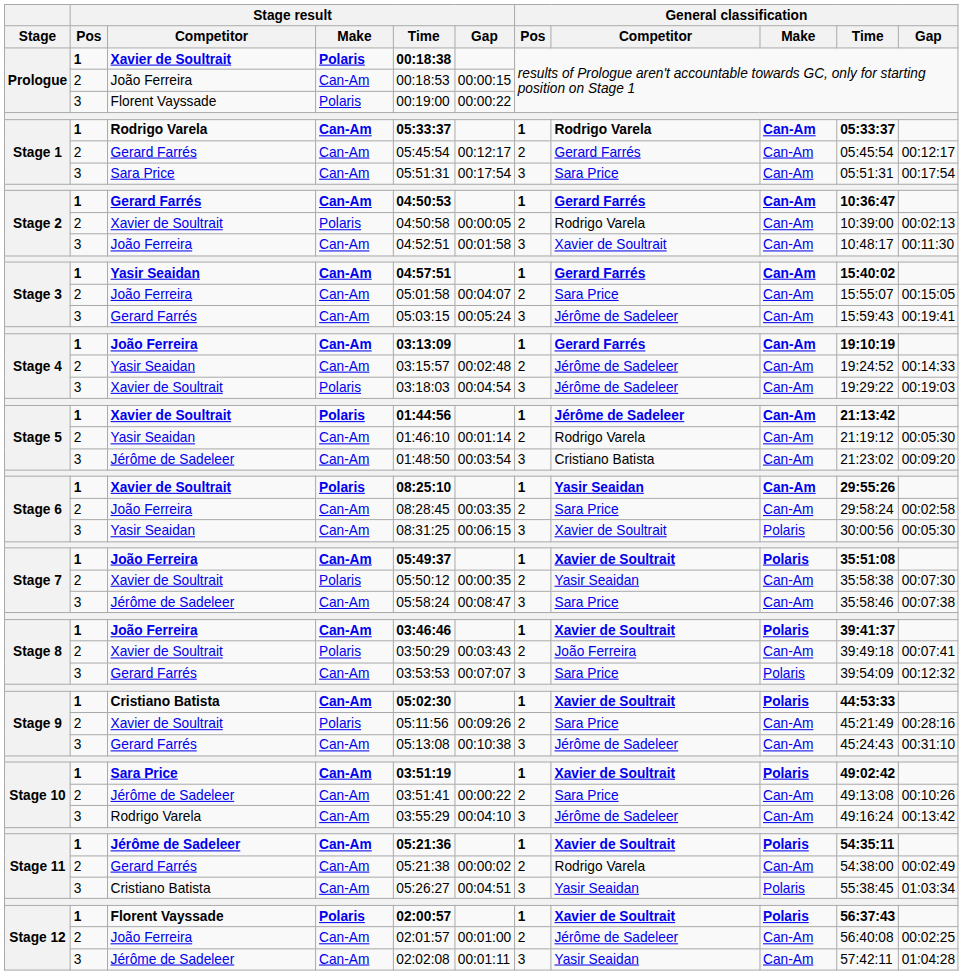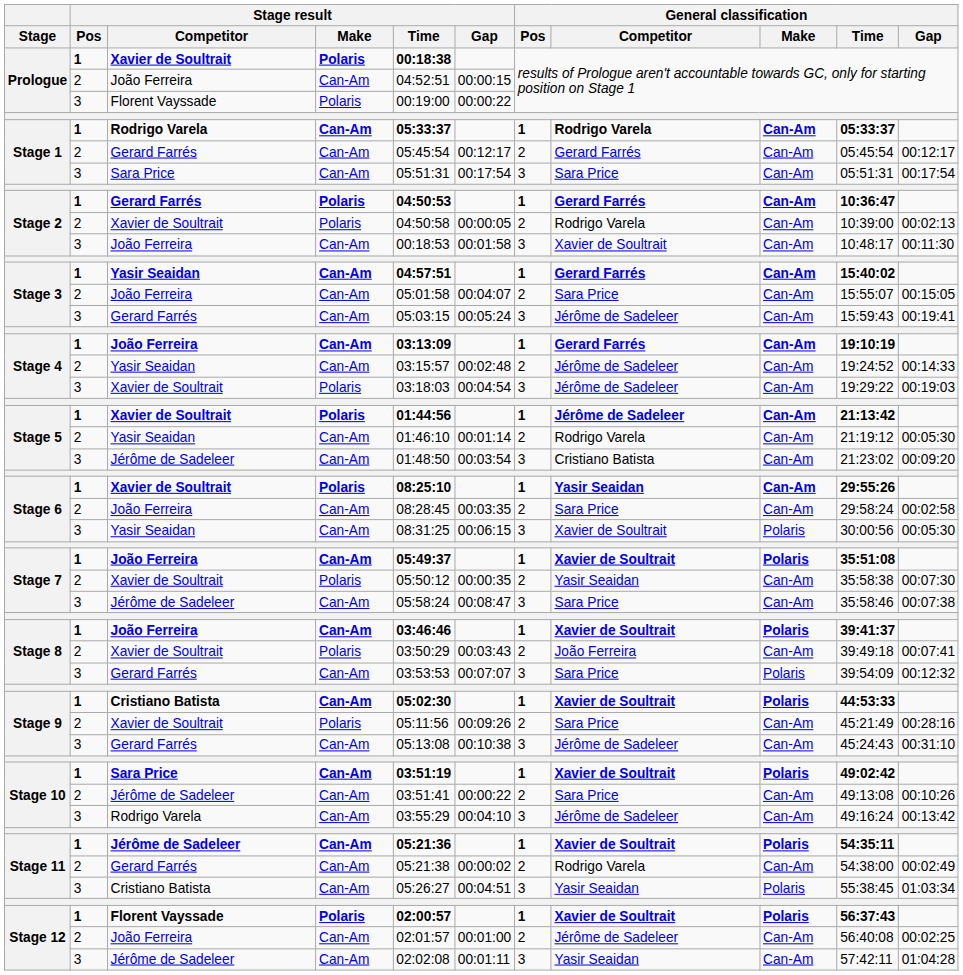(423, 80) 00:18:53 -> (423, 80) 04:52:51
(345, 201) Can-Am -> (342, 201) Polaris
(423, 244) 04:52:51 -> (423, 244) 00:18:53
